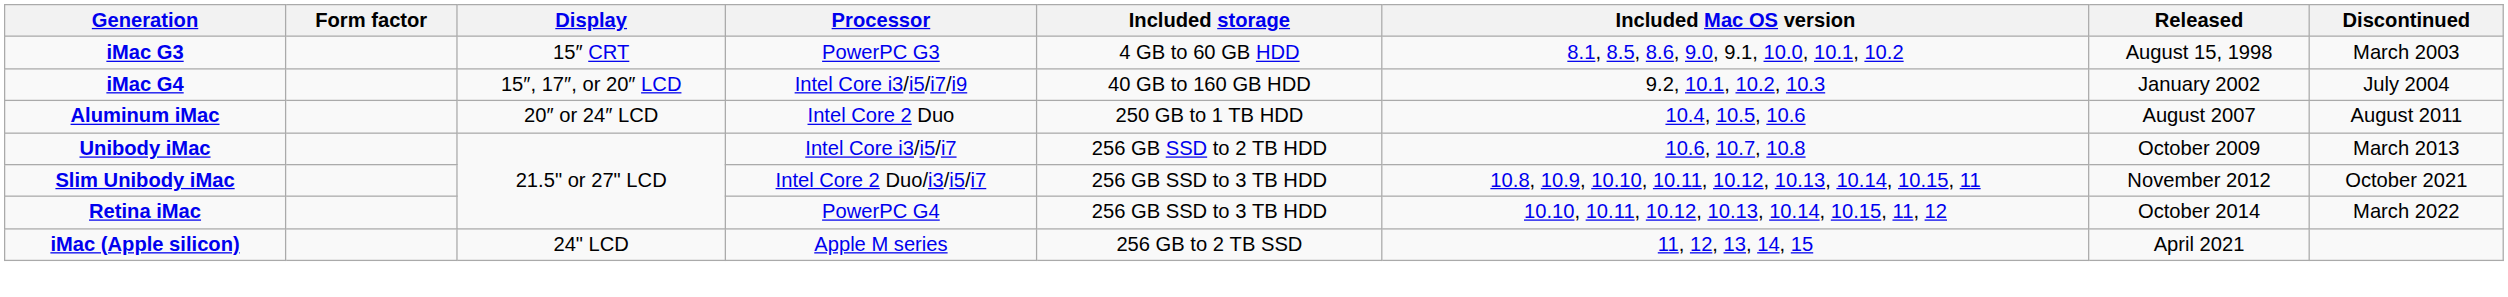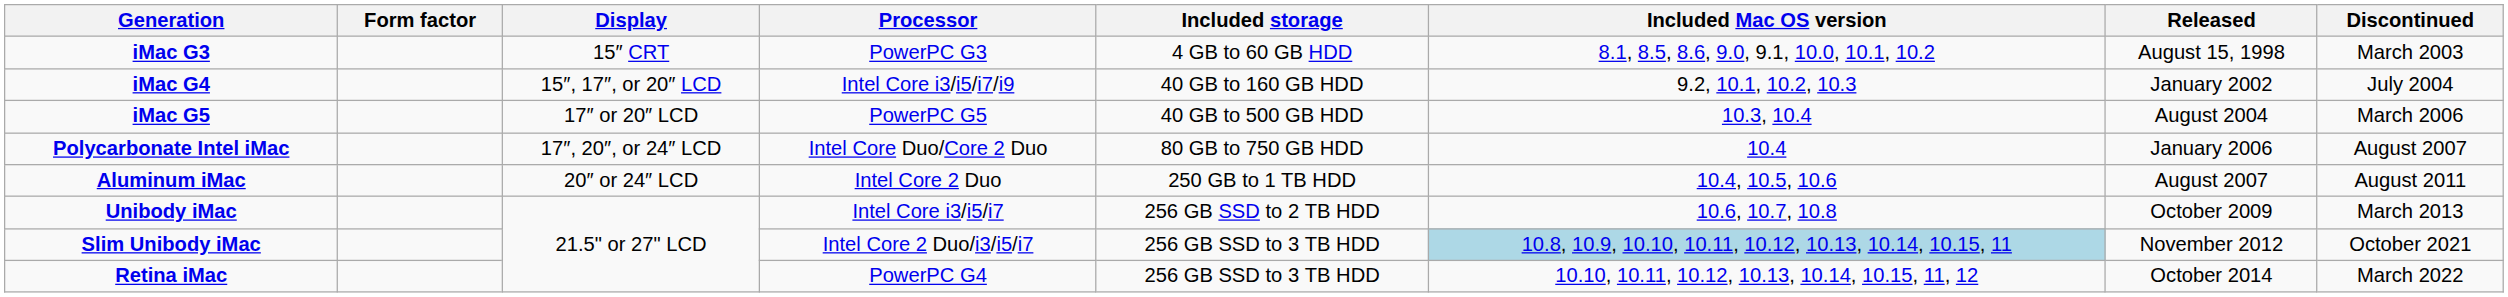+ row: (171, 116)
+ row: (171, 148)
(1736, 180) no background -> (1767, 244) lightblue background
- row: (145, 244)
